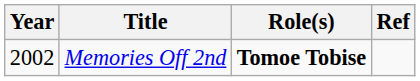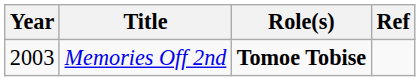(32, 57) 2002 -> (32, 57) 2003
